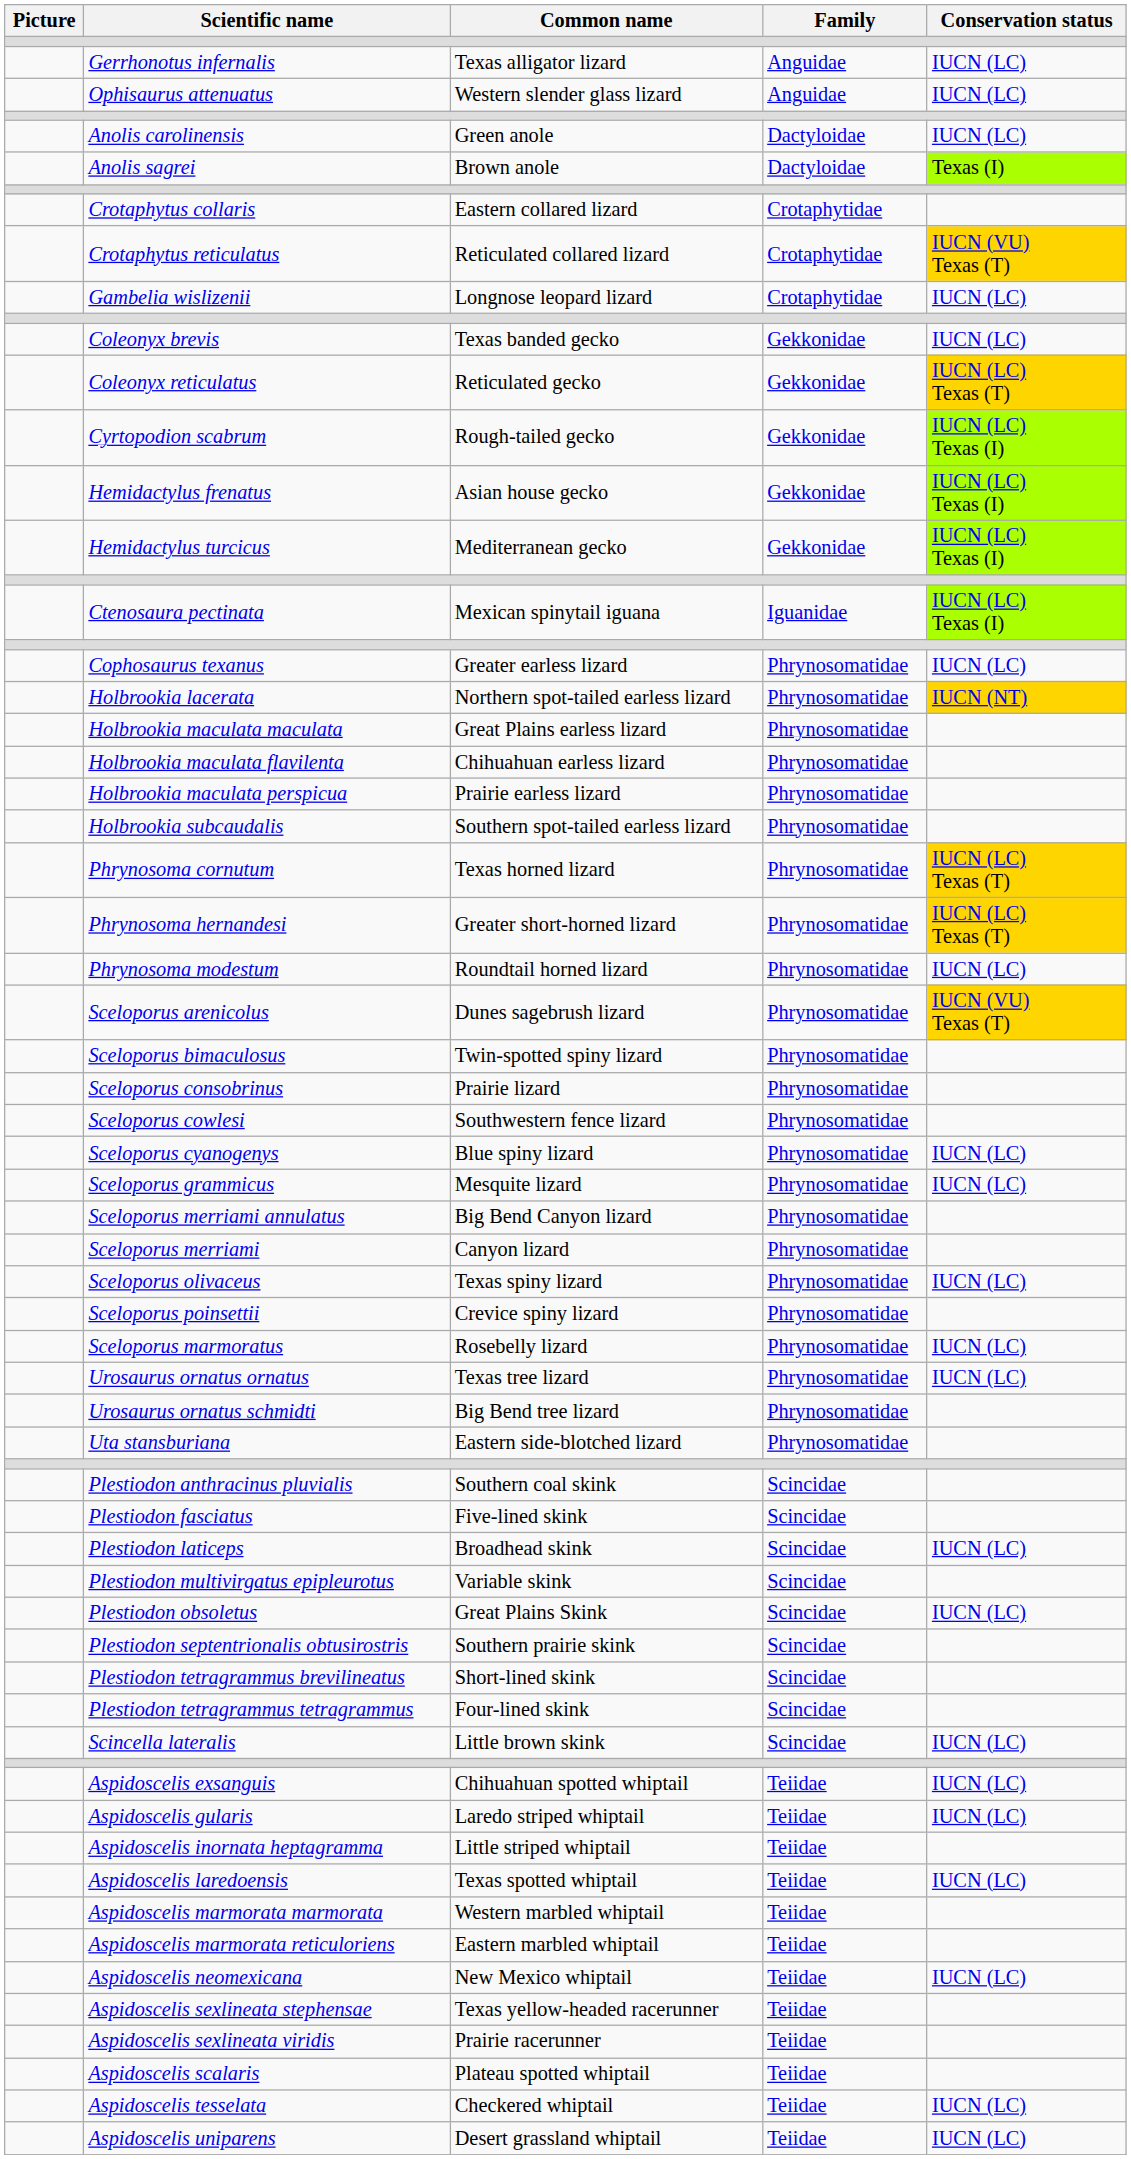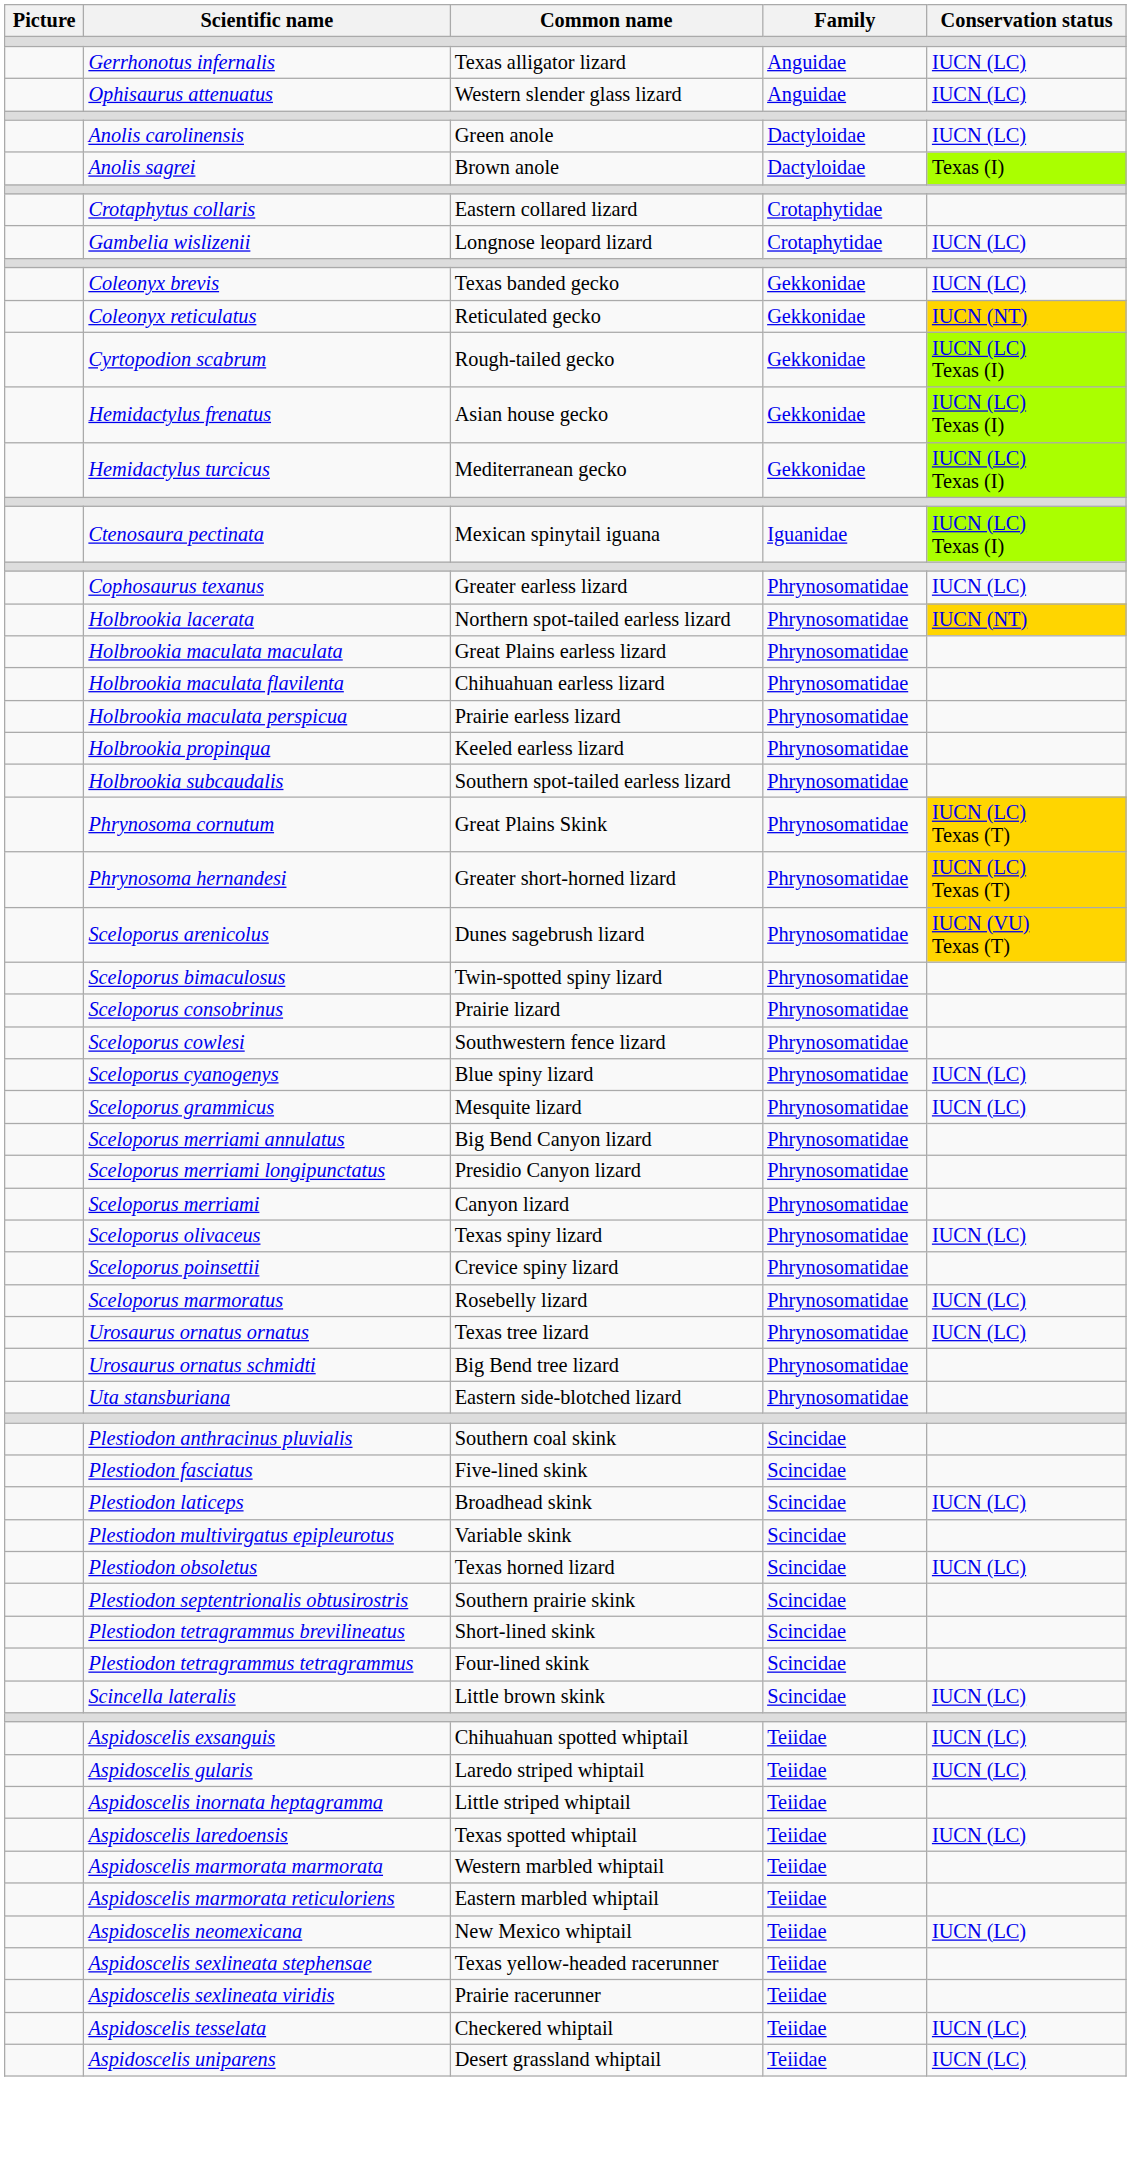- row: (184, 253)
(979, 382) IUCN (LC) Texas (T) -> (980, 315) IUCN (NT)
+ row: (179, 748)
(535, 869) Texas horned lizard -> (531, 824) Great Plains Skink
- row: (183, 968)
+ row: (237, 1171)
(531, 1613) Great Plains Skink -> (535, 1567) Texas horned lizard
- row: (174, 2073)
